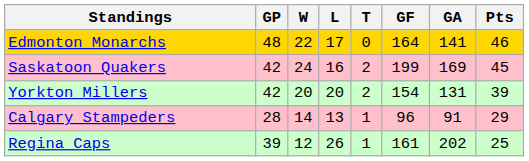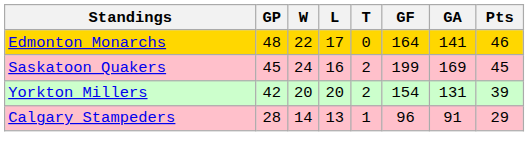(272, 68) 42 -> (272, 68) 45
- row: (59, 143)
